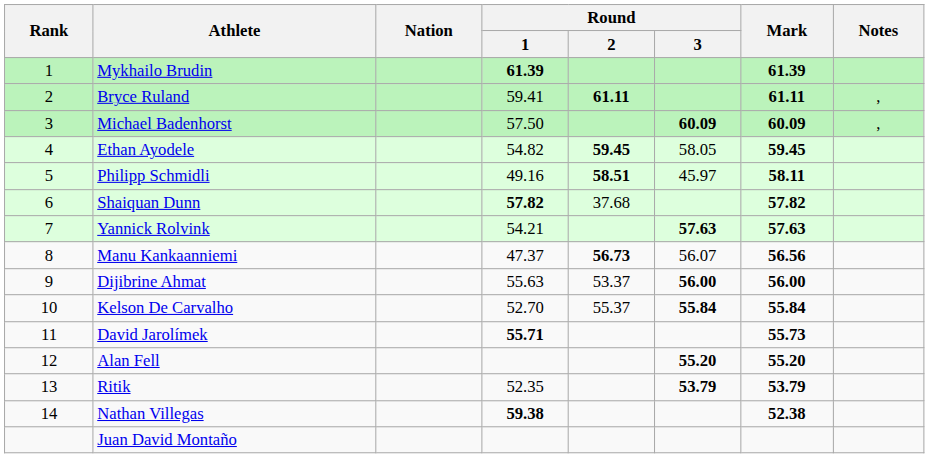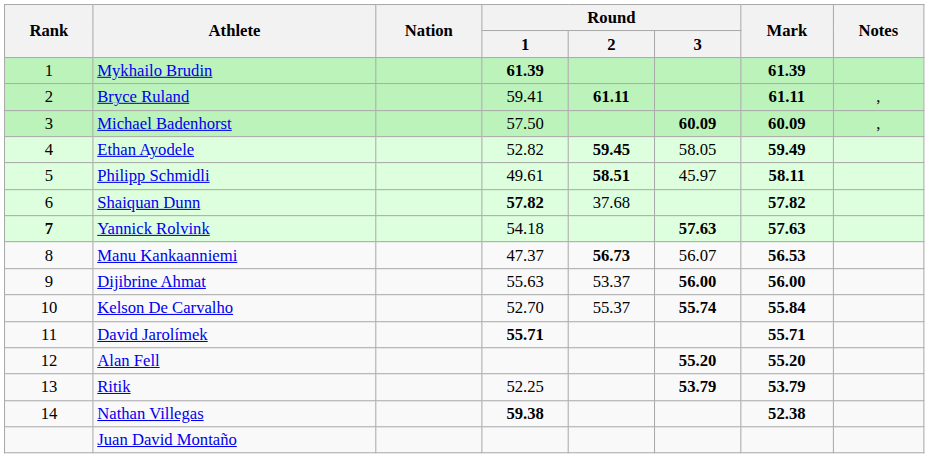(525, 149) 54.82 -> (525, 149) 52.82
(787, 149) 59.45 -> (787, 149) 59.49
(525, 176) 49.16 -> (525, 176) 49.61
(49, 228) normal -> (49, 228) bold
(525, 228) 54.21 -> (525, 228) 54.18
(787, 255) 56.56 -> (787, 255) 56.53
(698, 307) 55.84 -> (698, 307) 55.74
(787, 334) 55.73 -> (787, 334) 55.71
(525, 387) 52.35 -> (525, 387) 52.25
